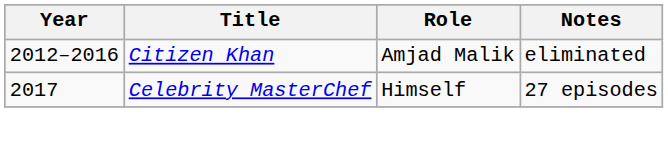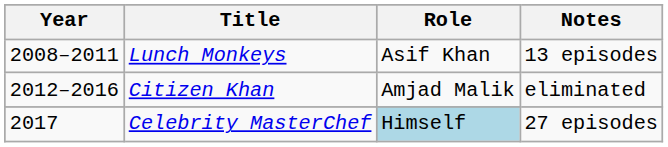+ row: (208, 56)
(424, 90) no background -> (424, 124) lightblue background
